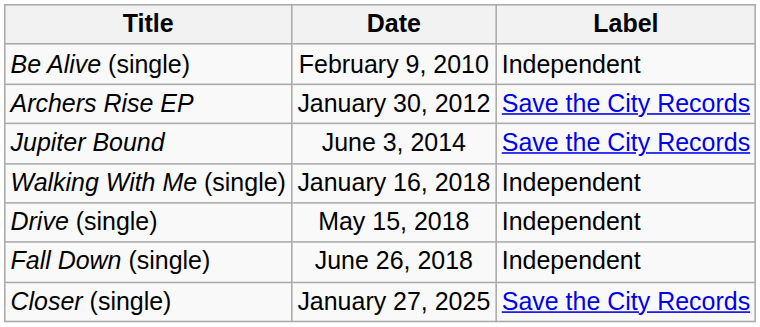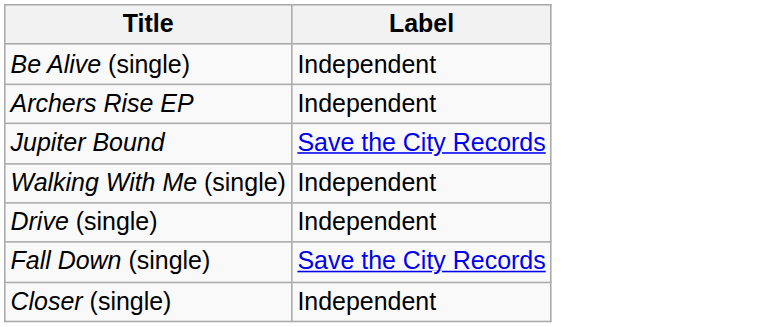- column: (394, 24)
(626, 103) Save the City Records -> (367, 103) Independent
(571, 261) Independent -> (422, 261) Save the City Records
(626, 301) Save the City Records -> (367, 301) Independent
